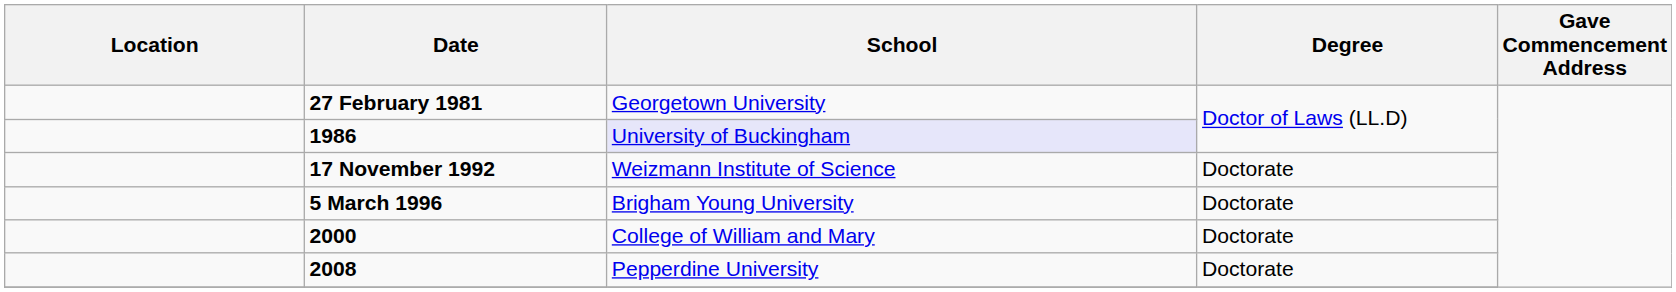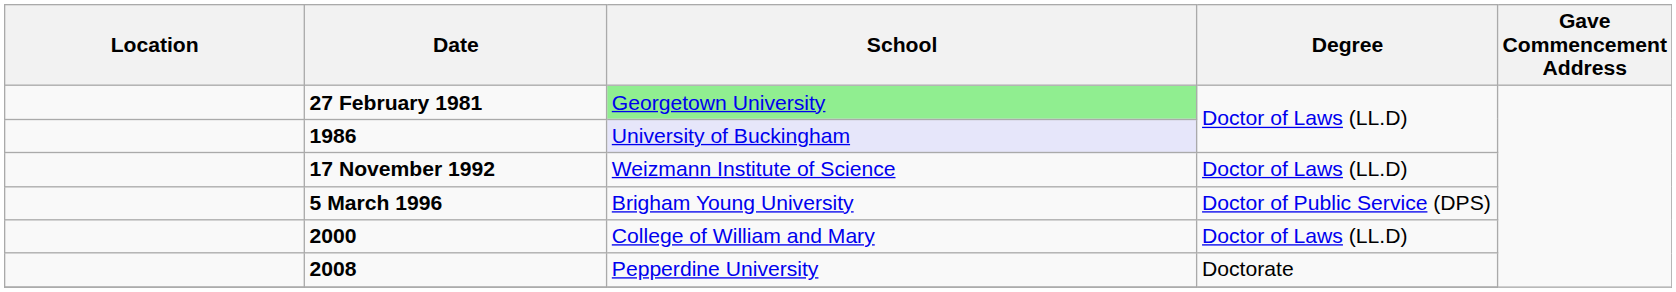(719, 102) no background -> (719, 102) lightgreen background
(1248, 169) Doctorate -> (1305, 169) Doctor of Laws (LL.D)
(1248, 202) Doctorate -> (1346, 202) Doctor of Public Service (DPS)
(1248, 236) Doctorate -> (1305, 236) Doctor of Laws (LL.D)
